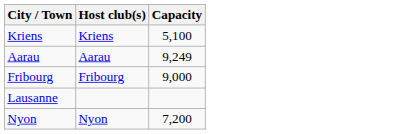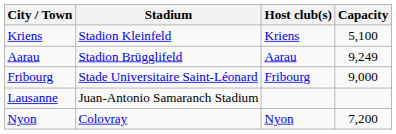+ column: (168, 14)
